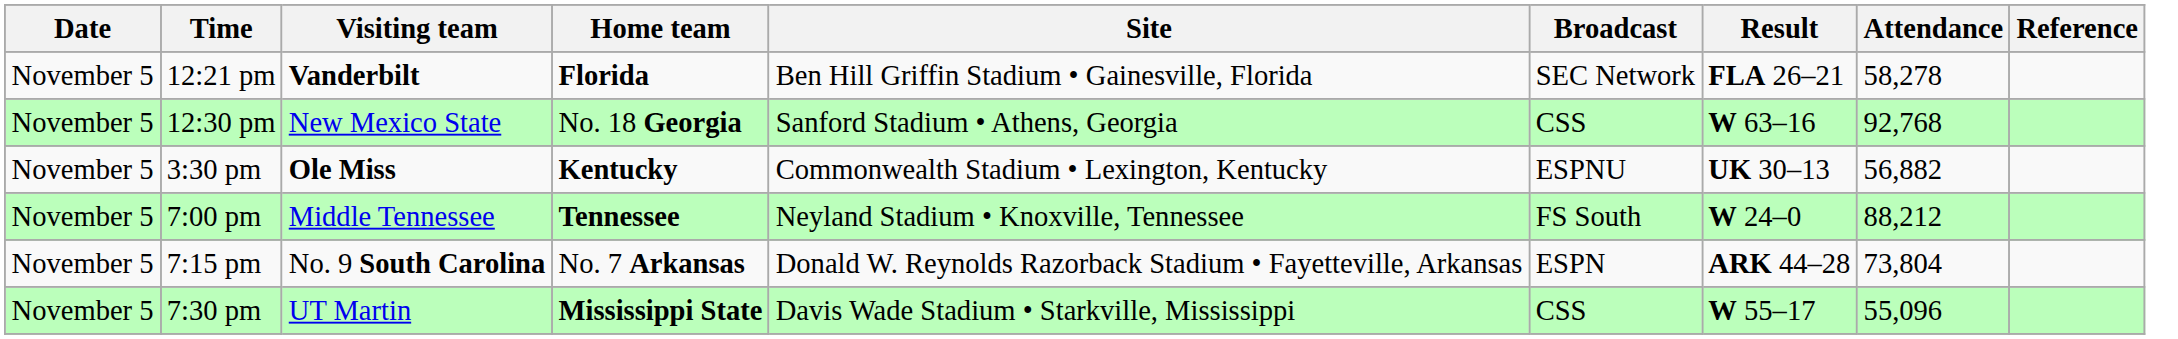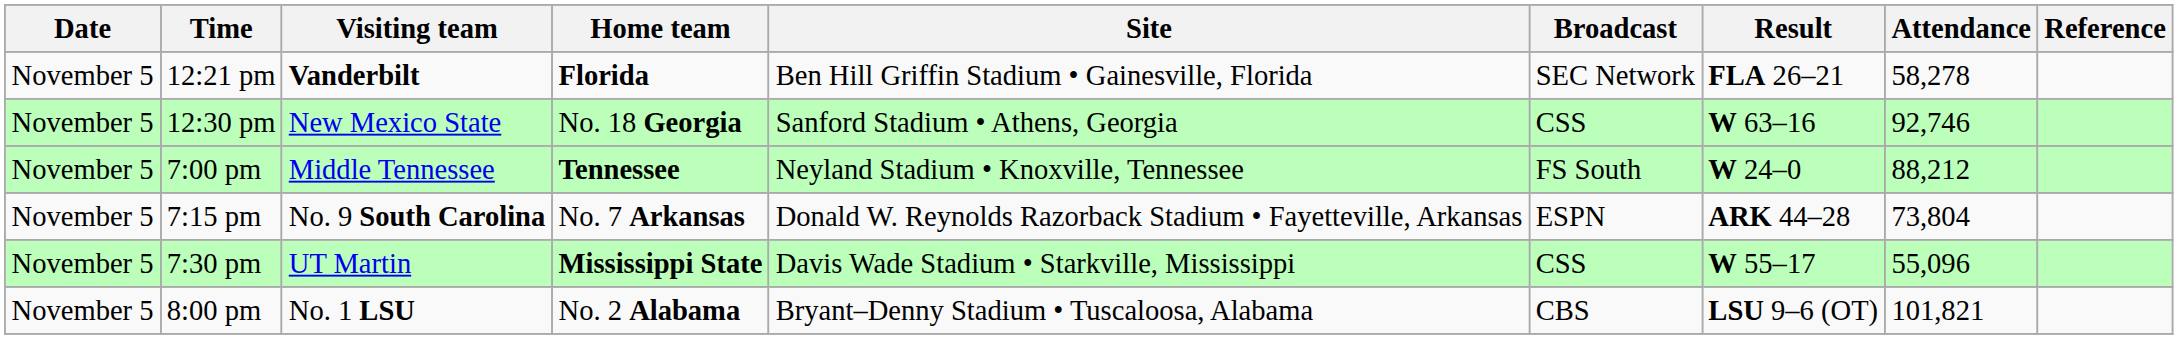(1903, 122) 92,768 -> (1931, 122) 92,746
- row: (214, 169)
+ row: (214, 310)
